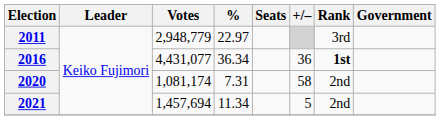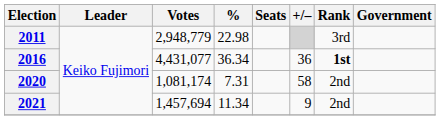(233, 37) 22.97 -> (233, 37) 22.98
(308, 103) 5 -> (308, 103) 9
